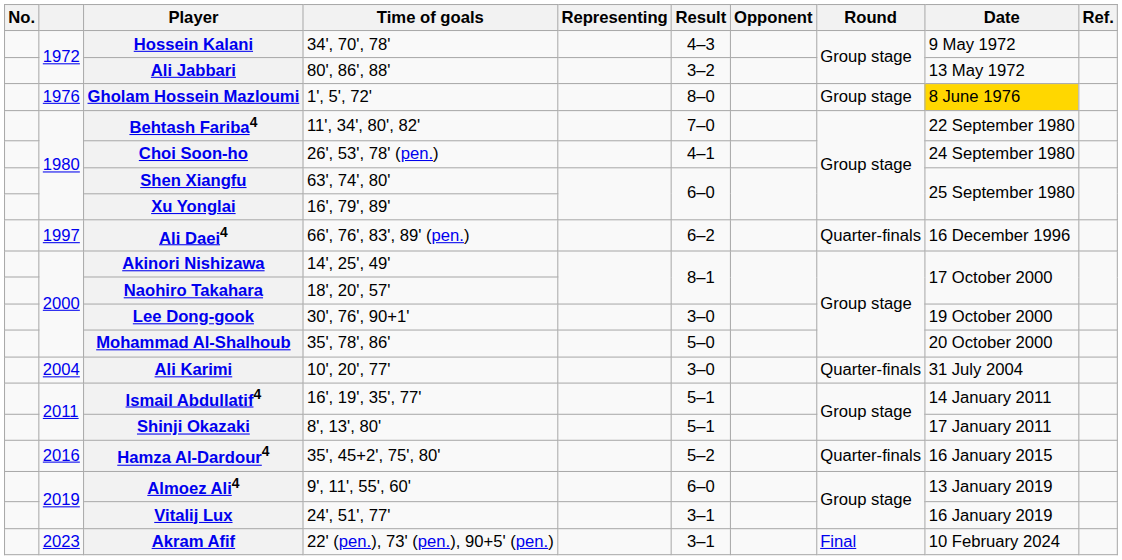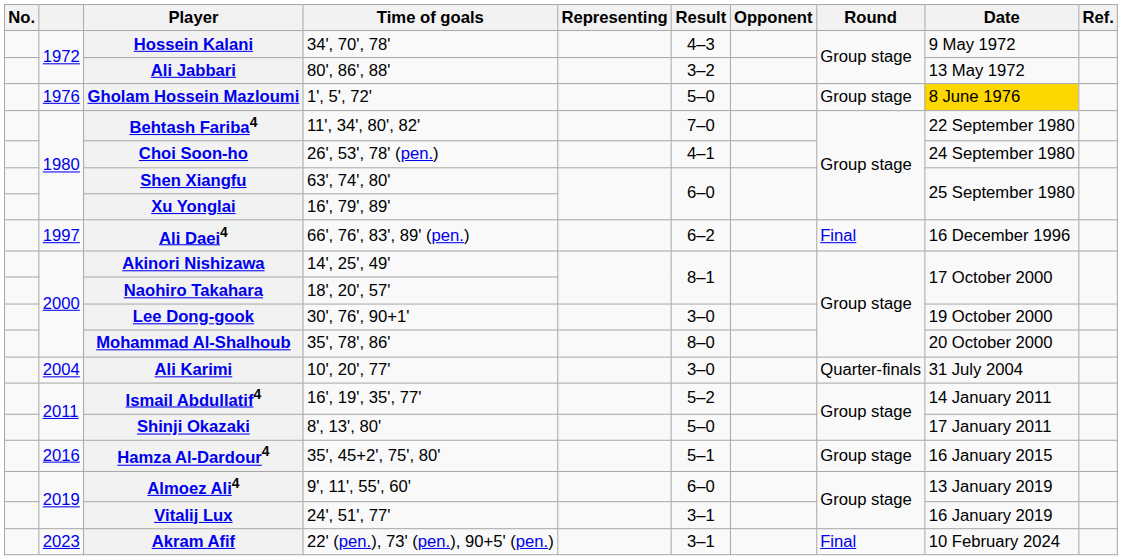(701, 96) 8–0 -> (701, 96) 5–0
(871, 235) Quarter-finals -> (838, 235) Final
(701, 343) 5–0 -> (701, 343) 8–0
(701, 398) 5–1 -> (701, 398) 5–2
(701, 427) 5–1 -> (701, 427) 5–0
(701, 455) 5–2 -> (701, 455) 5–1
(871, 455) Quarter-finals -> (866, 455) Group stage
